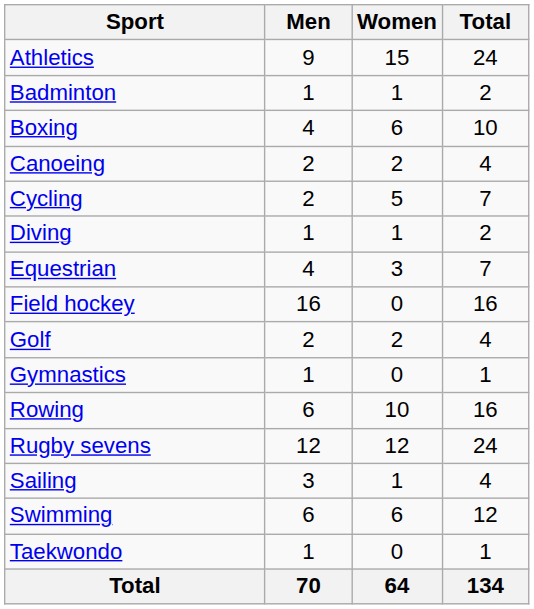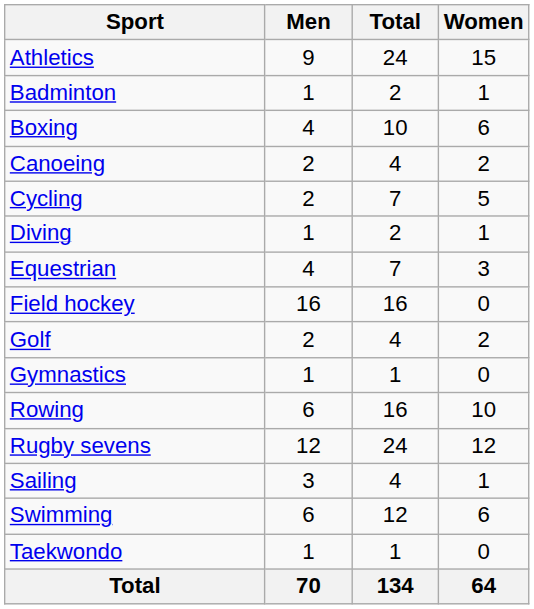columns swapped: (397, 22) <-> (485, 22)
